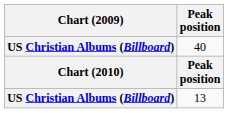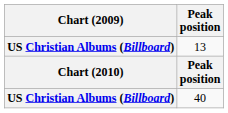rows swapped: (200, 98) <-> (200, 46)
